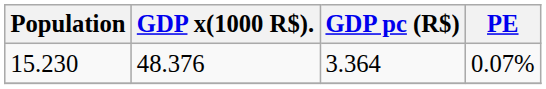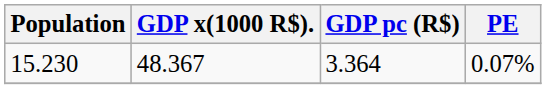(171, 63) 48.376 -> (171, 63) 48.367
